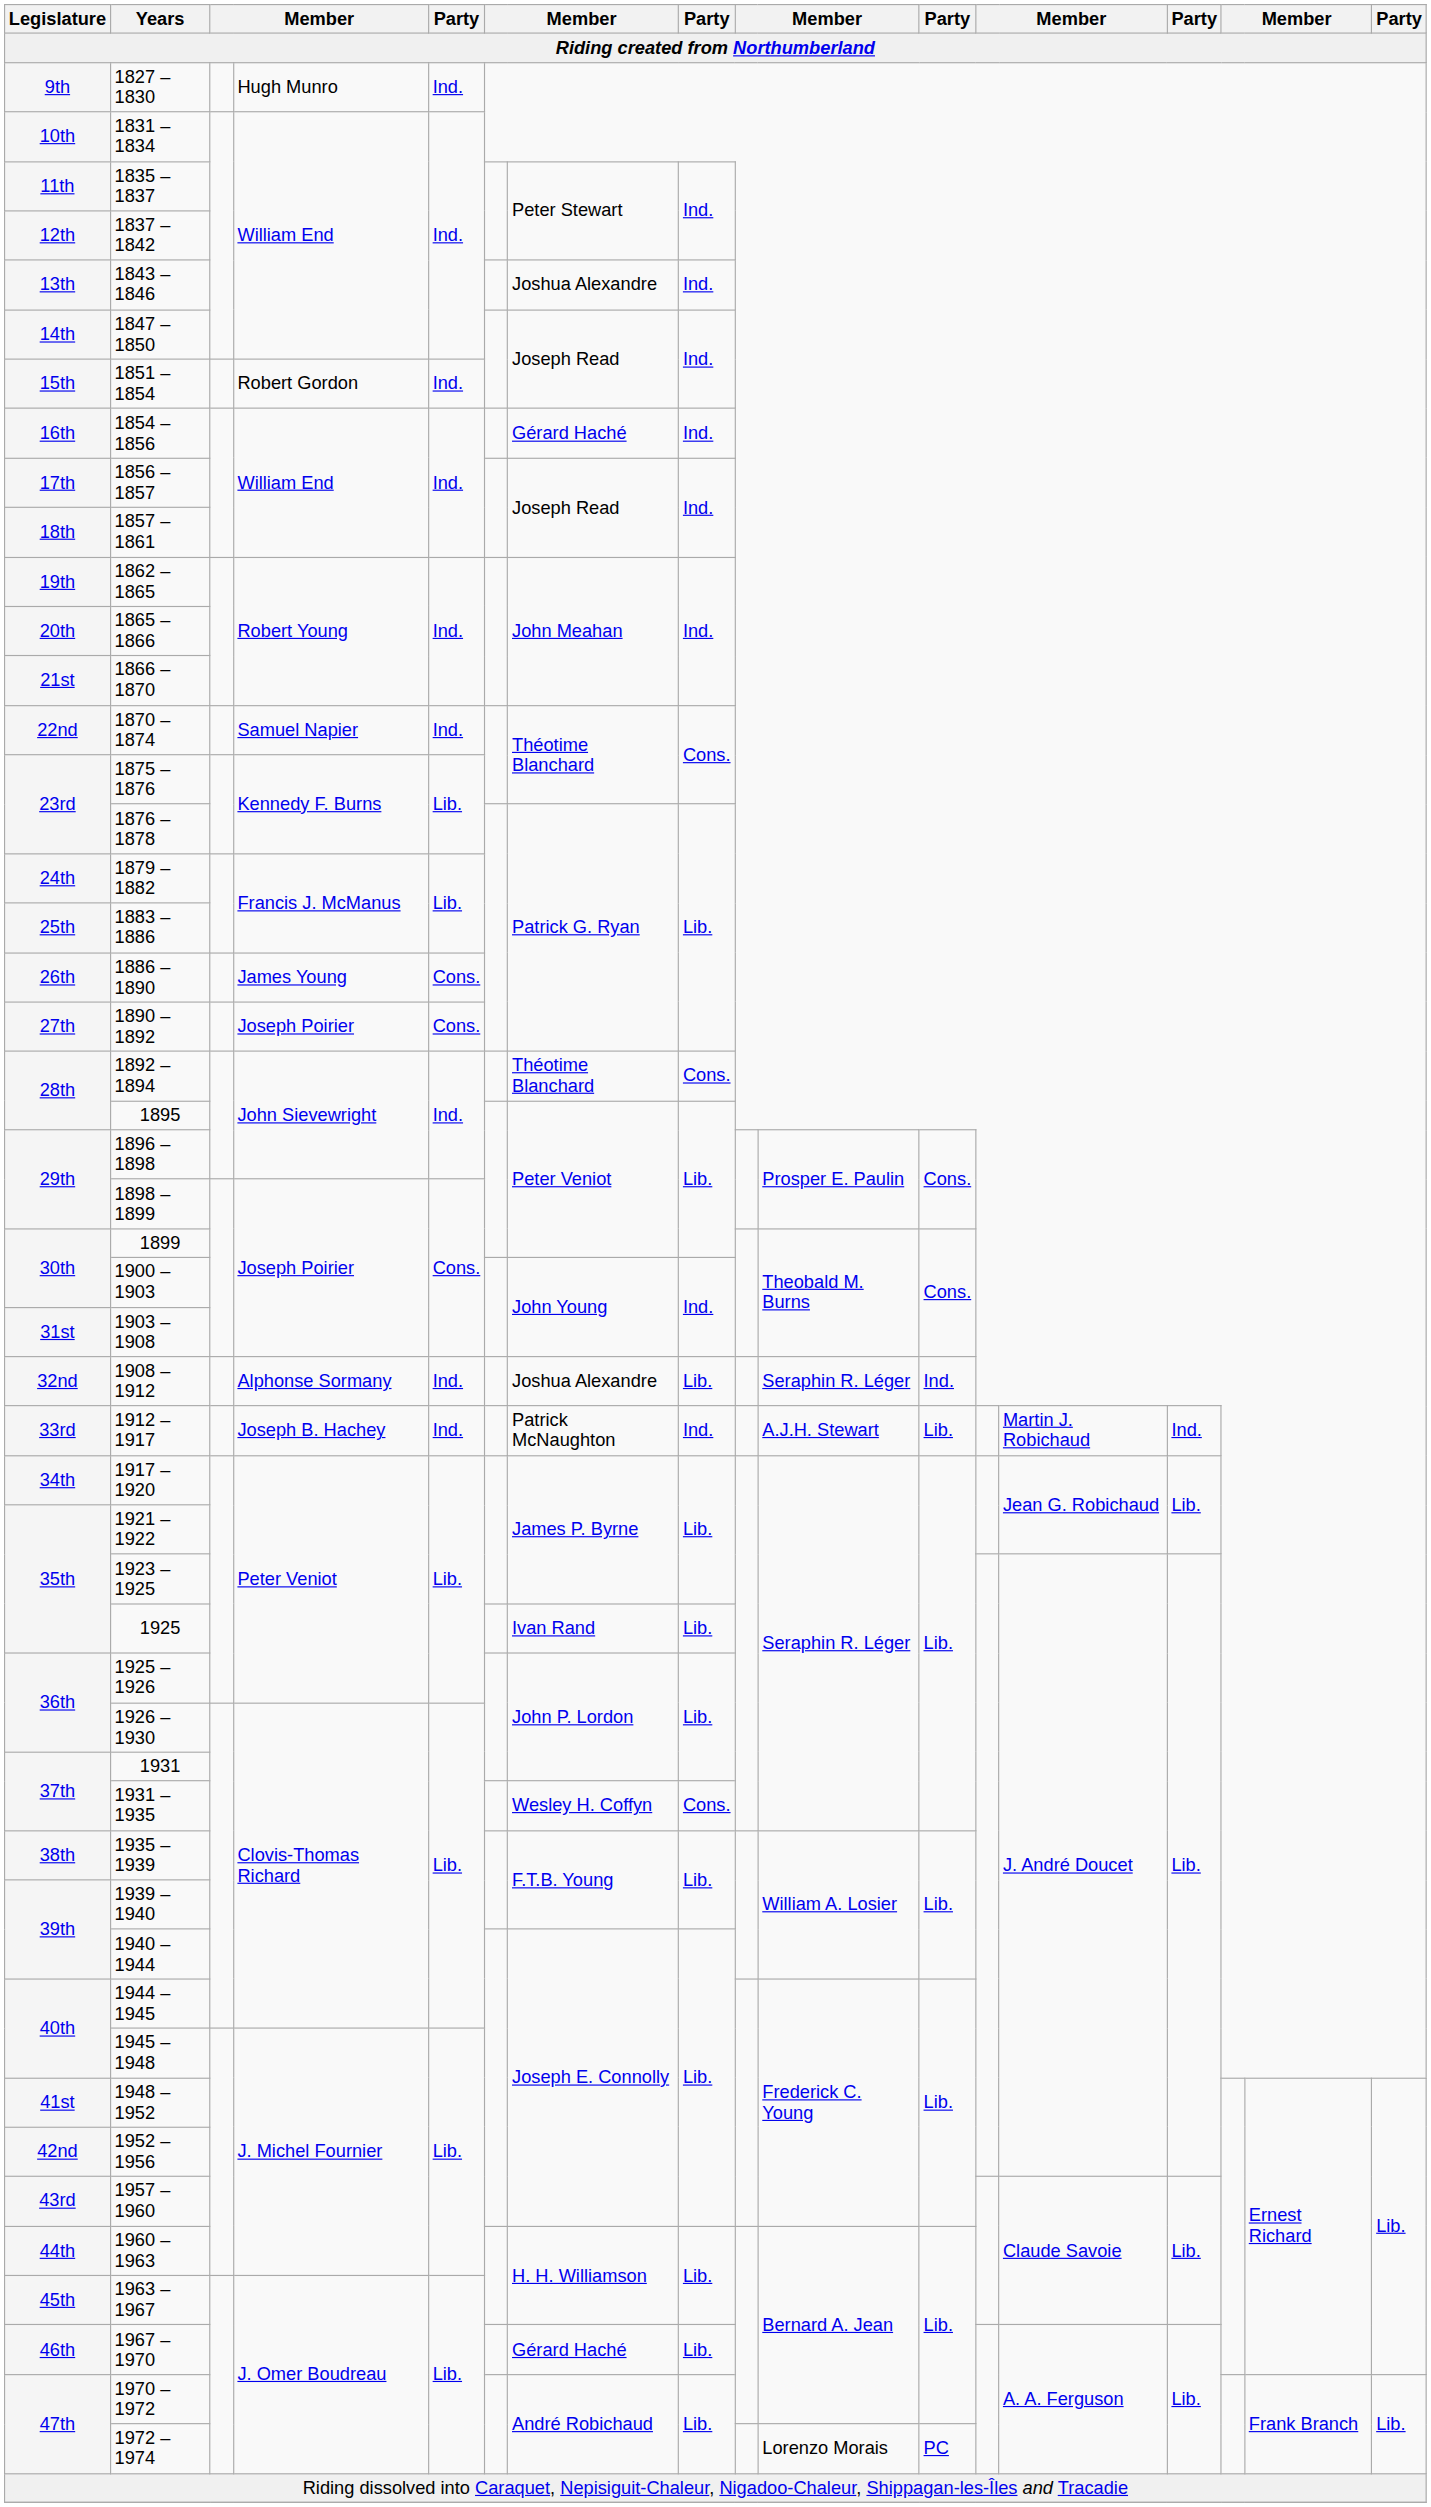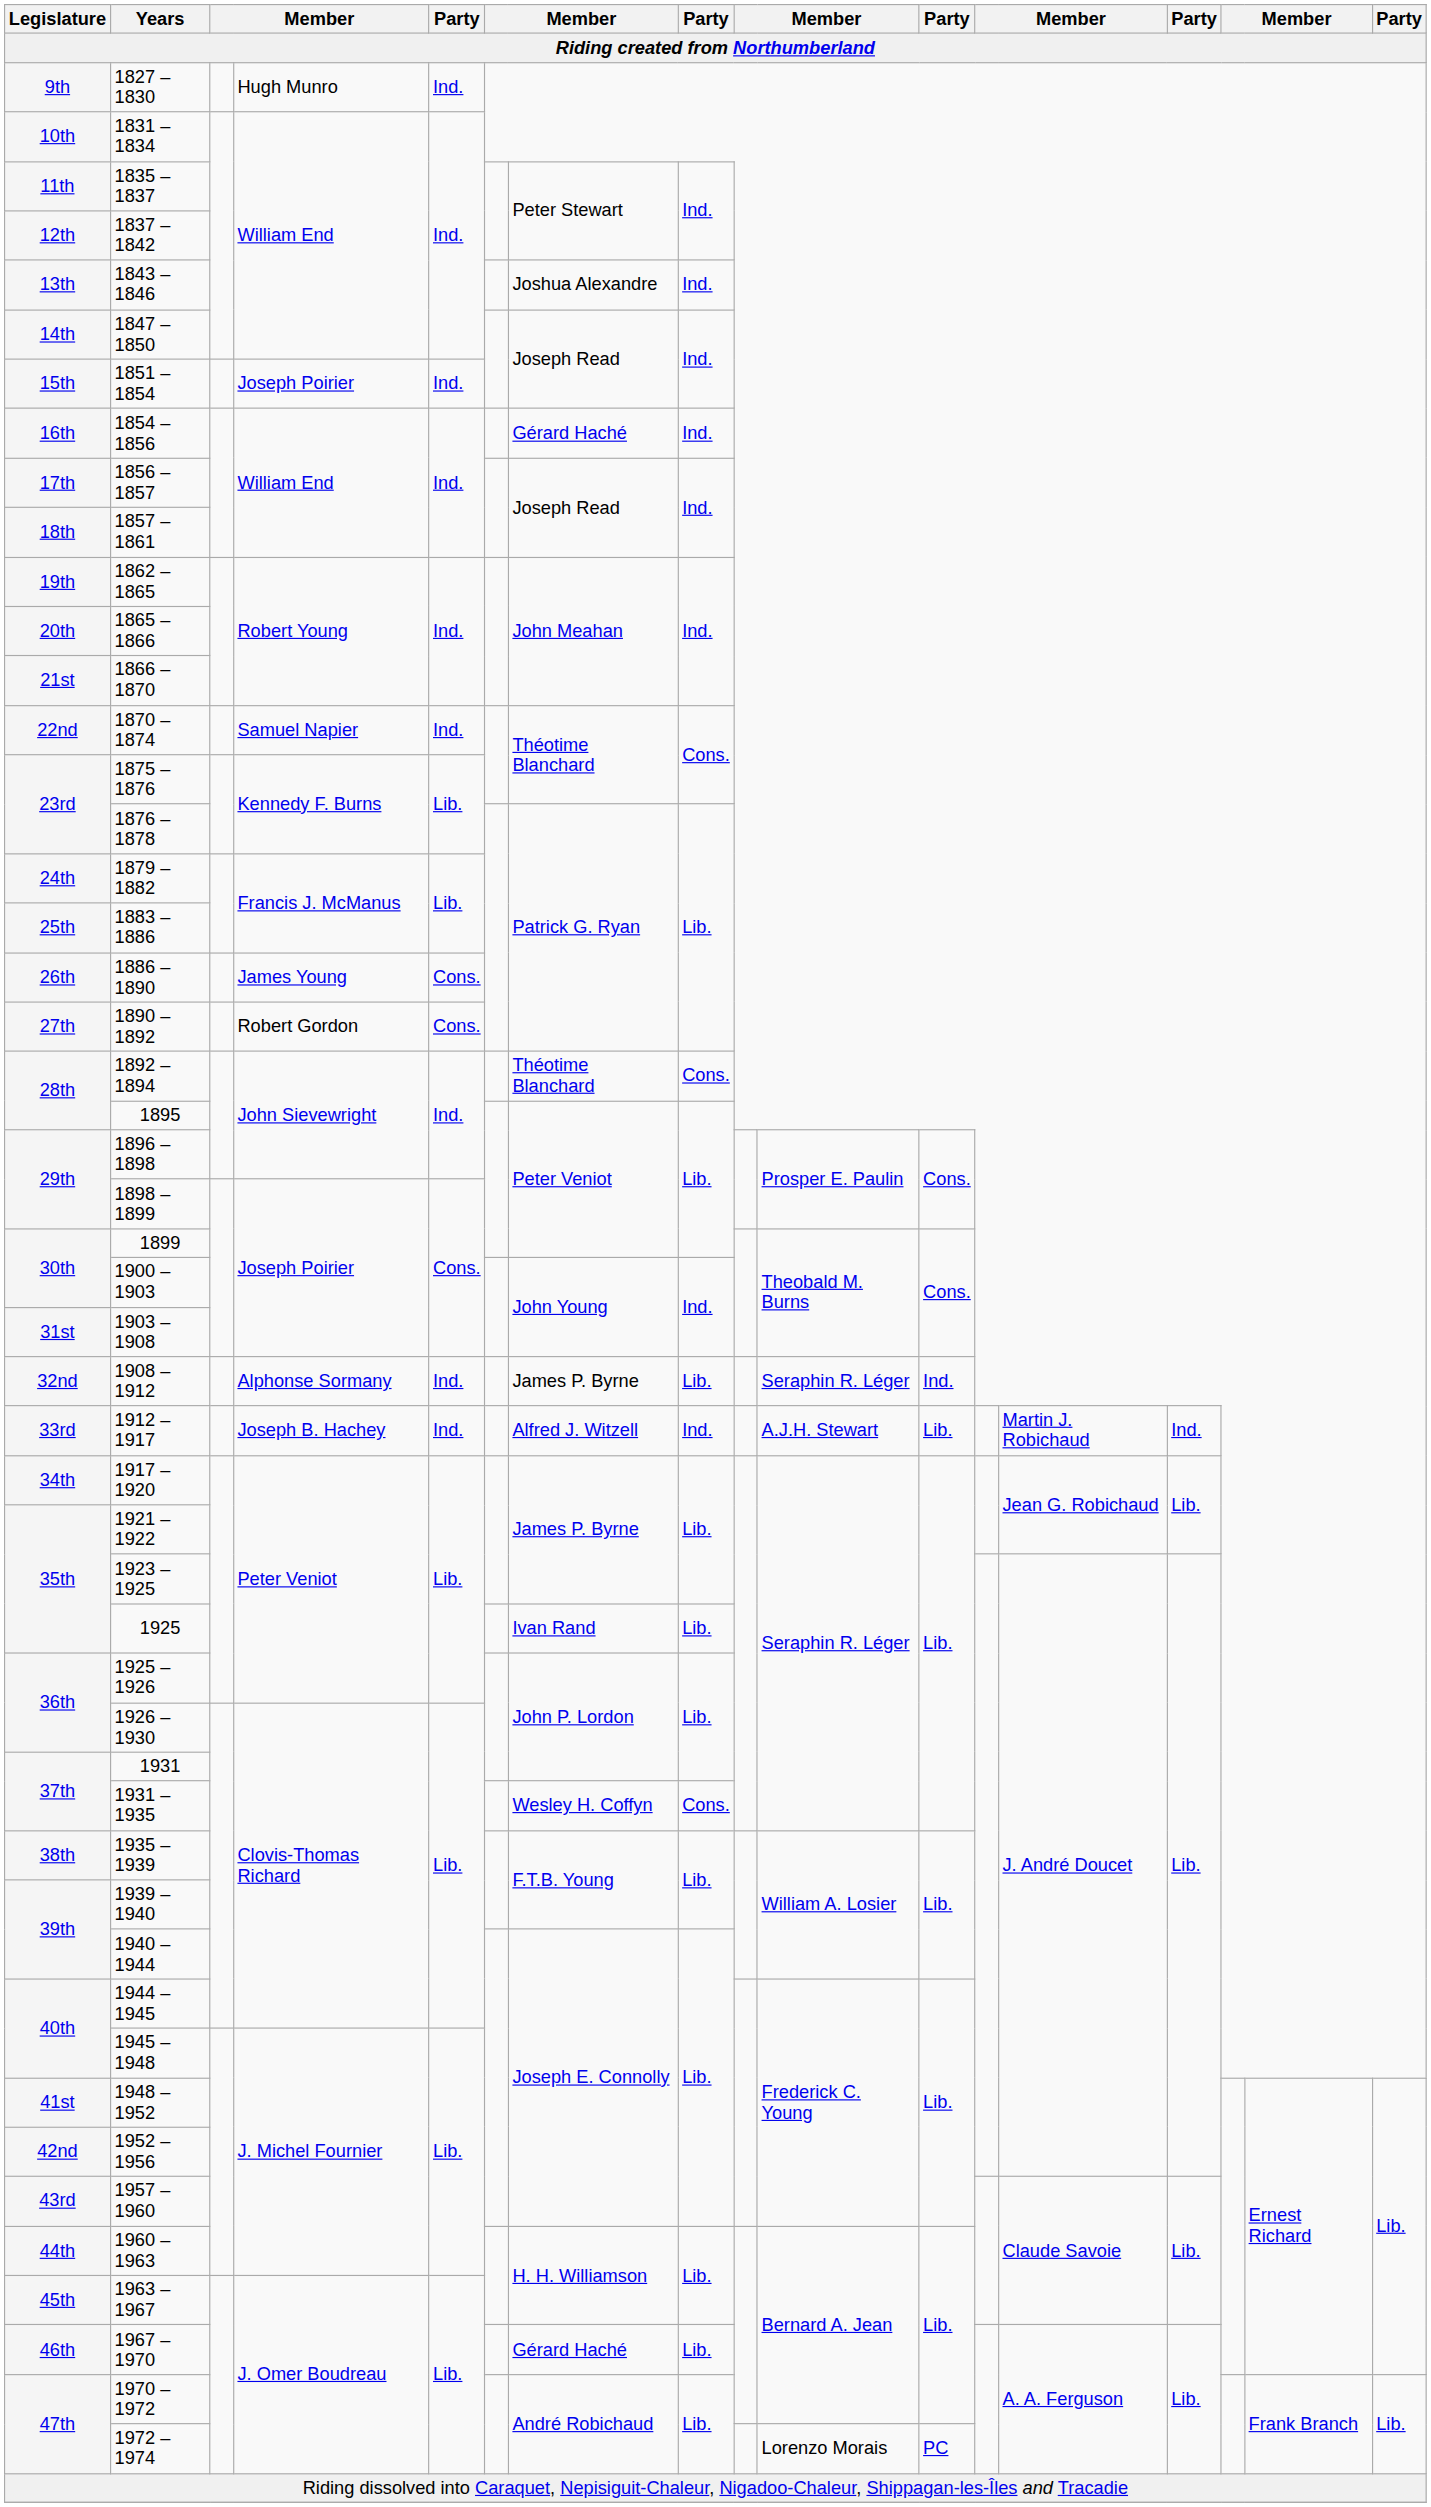(298, 383) Robert Gordon -> (296, 383) Joseph Poirier
(296, 1026) Joseph Poirier -> (298, 1026) Robert Gordon
(585, 1381) Joshua Alexandre -> (576, 1381) James P. Byrne
(564, 1430) Patrick McNaughton -> (575, 1430) Alfred J. Witzell
